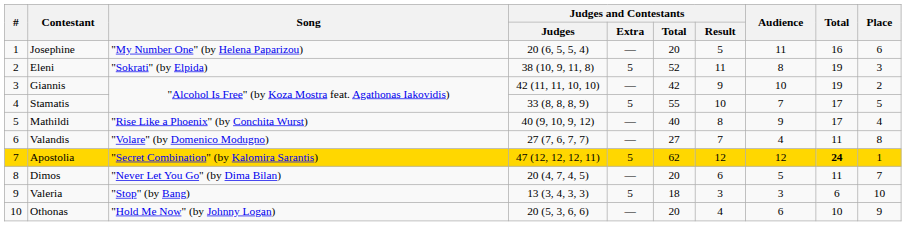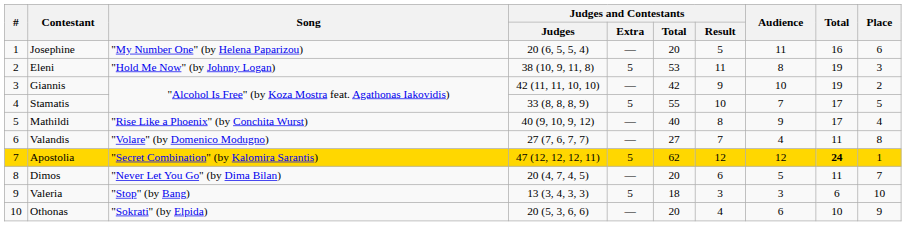(159, 67) "Sokrati" (by Elpida) -> (193, 67) "Hold Me Now" (by Johnny Logan)
(674, 67) 52 -> (674, 67) 53
(193, 211) "Hold Me Now" (by Johnny Logan) -> (159, 211) "Sokrati" (by Elpida)
